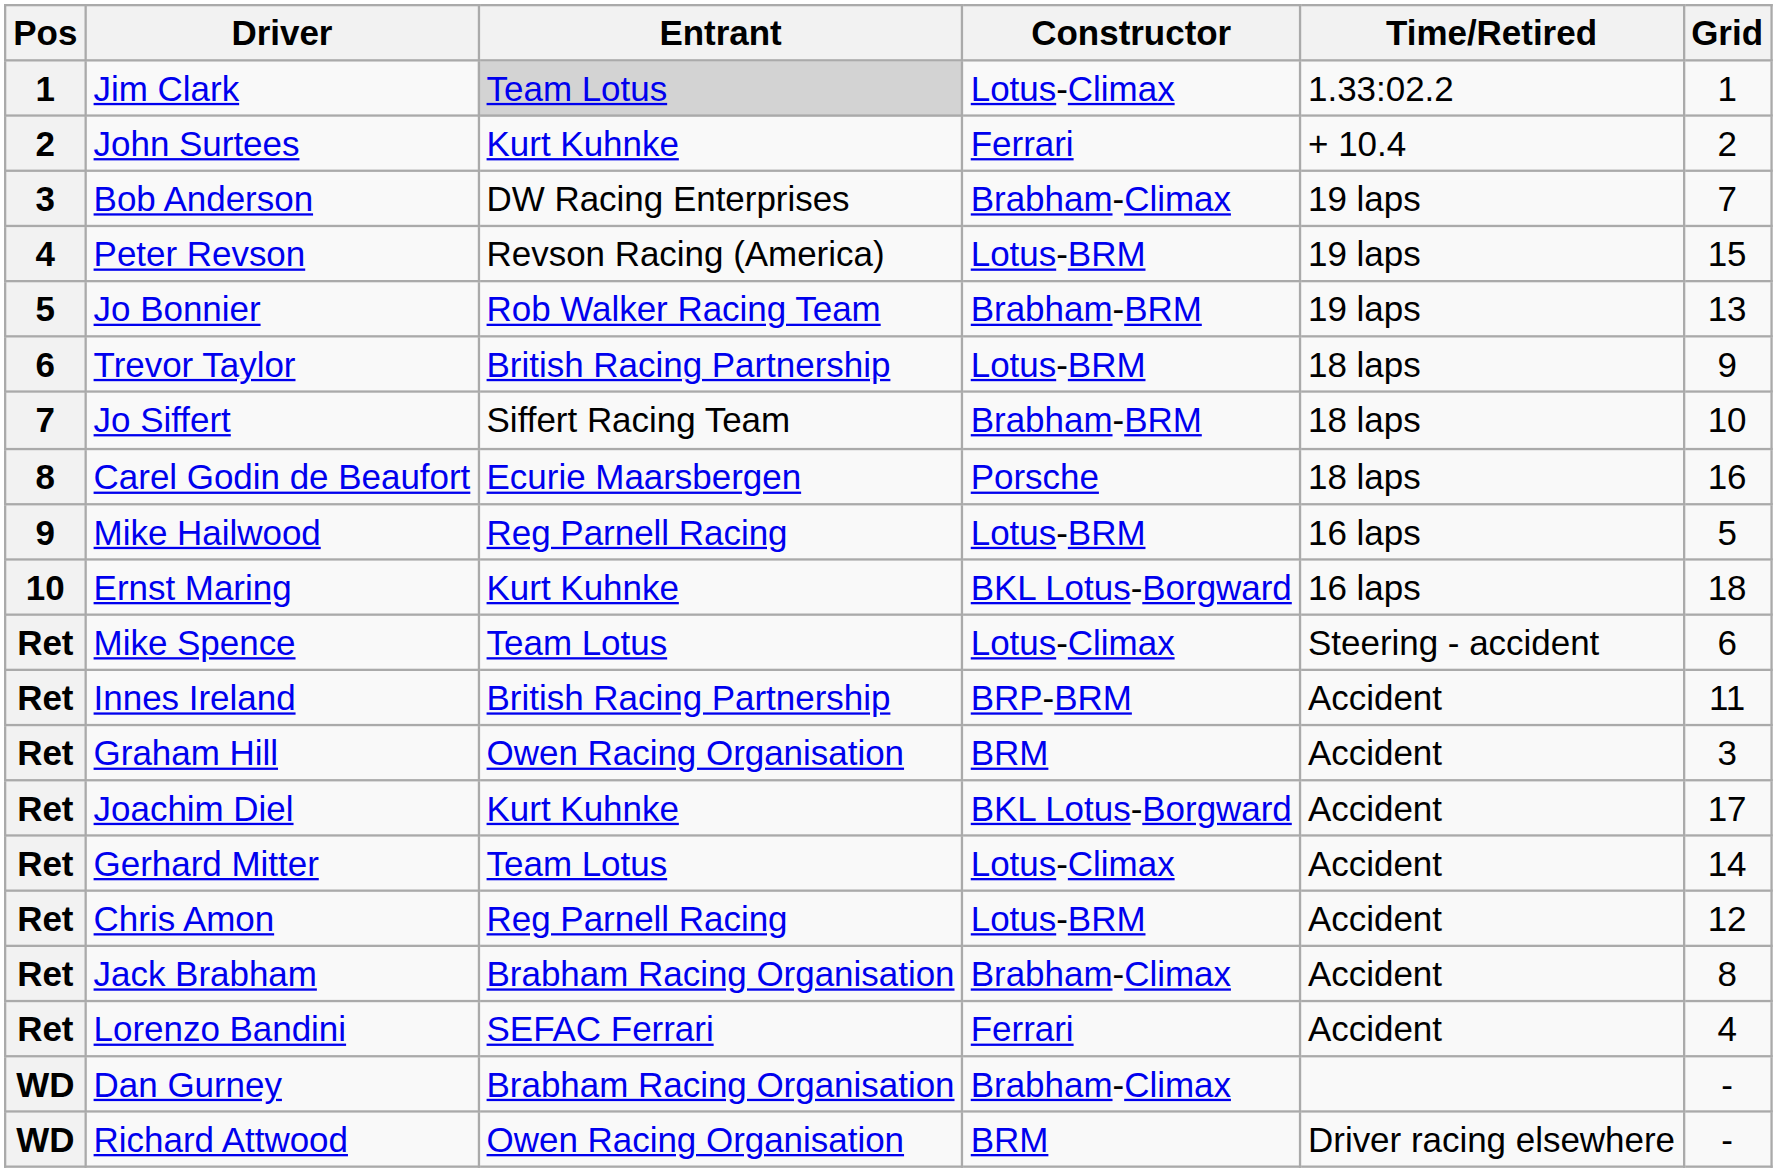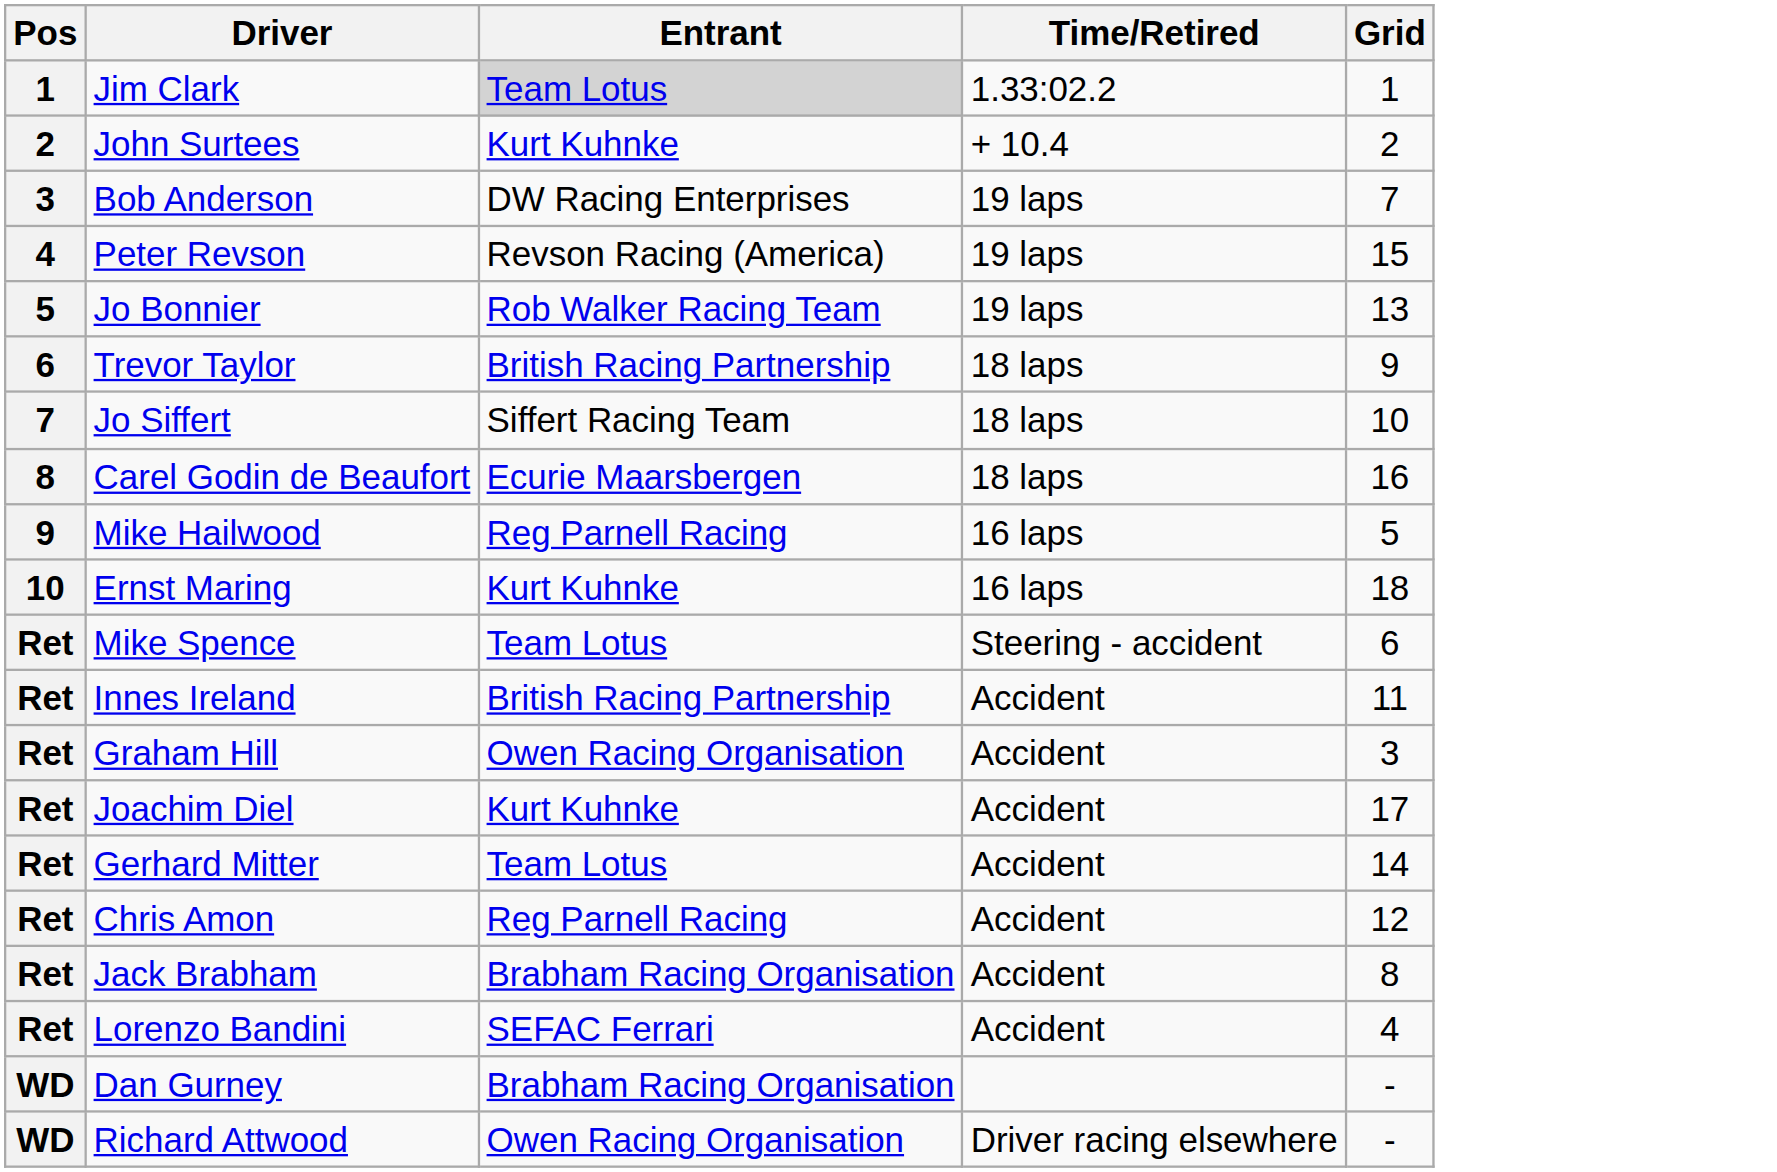- column: (1131, 33)
